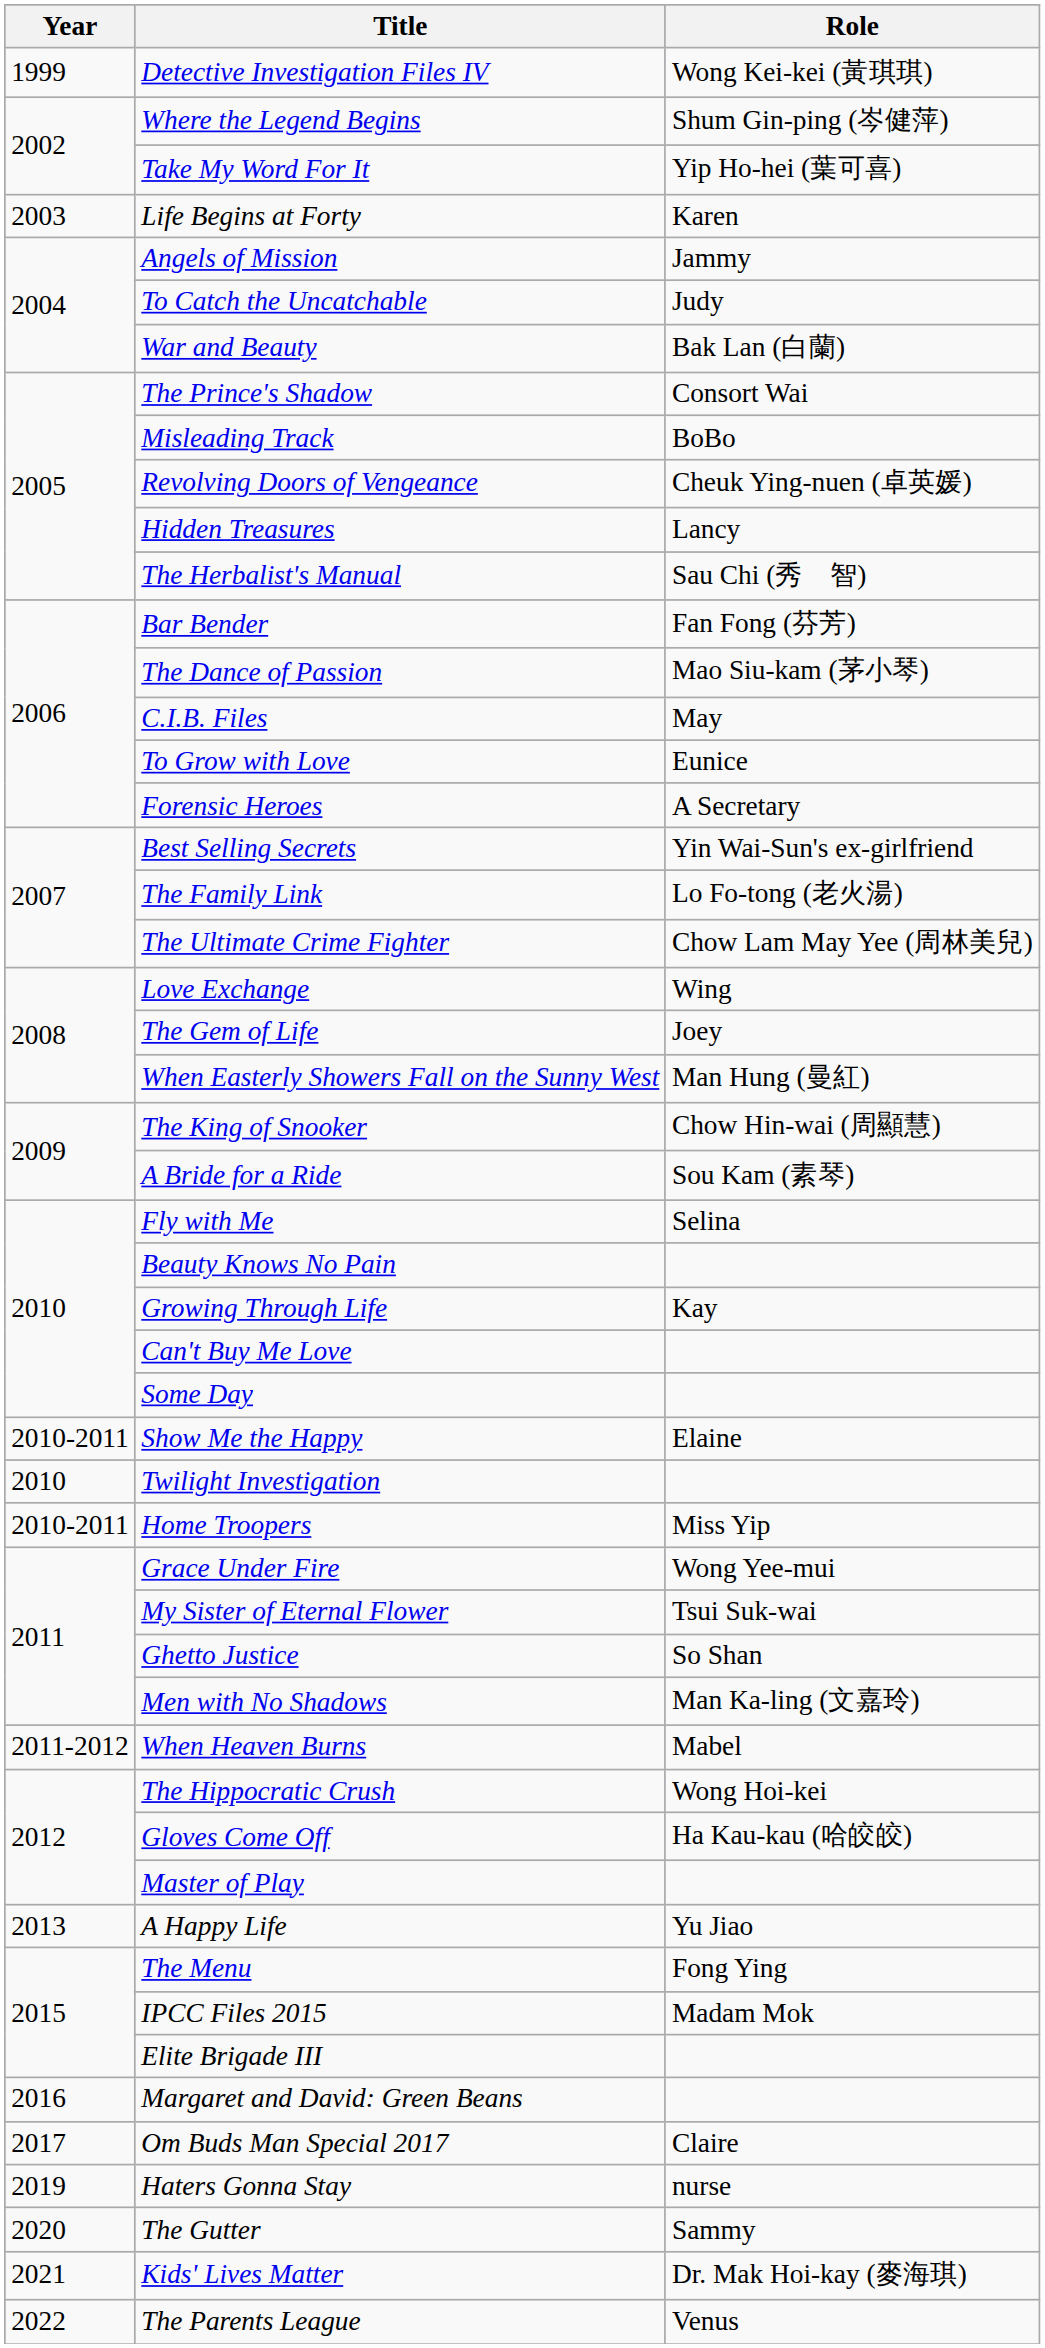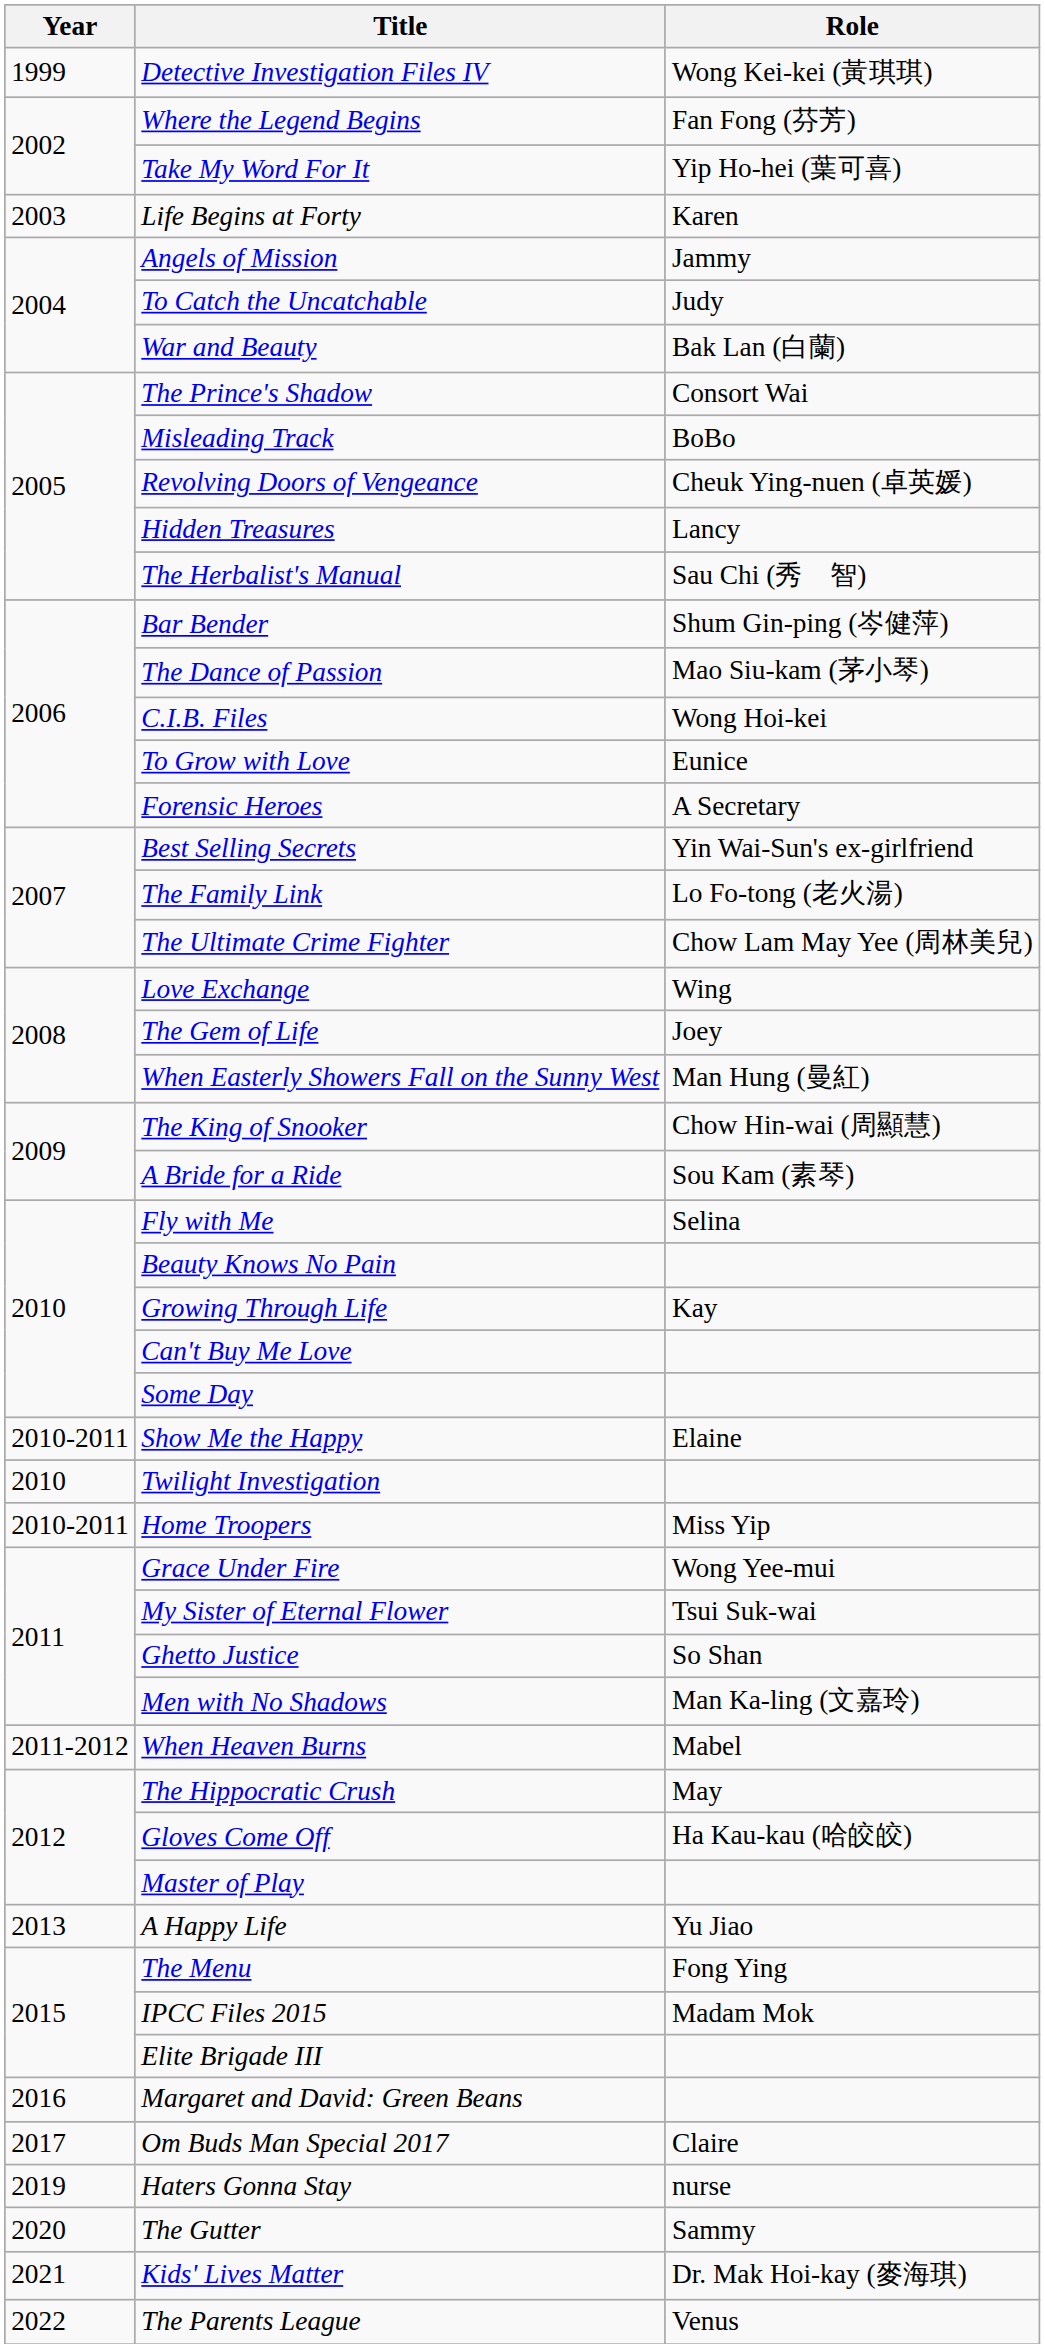(810, 119) Shum Gin-ping (岑健萍) -> (764, 119) Fan Fong (芬芳)
(764, 622) Fan Fong (芬芳) -> (810, 622) Shum Gin-ping (岑健萍)
(697, 718) May -> (749, 718) Wong Hoi-kei
(749, 1790) Wong Hoi-kei -> (697, 1790) May
